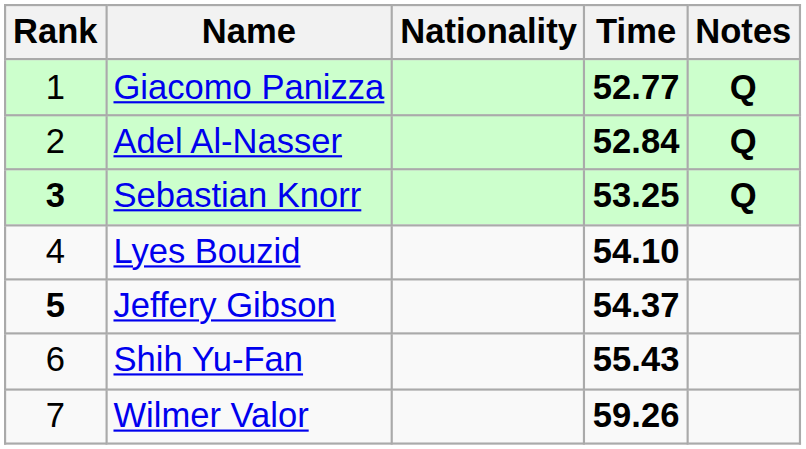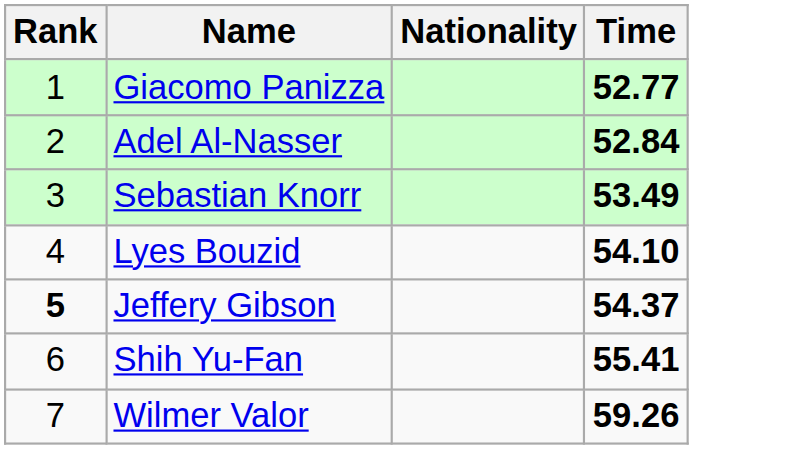- column: (743, 31)
(55, 196) bold -> (55, 196) normal
(636, 196) 53.25 -> (636, 196) 53.49
(636, 360) 55.43 -> (636, 360) 55.41
